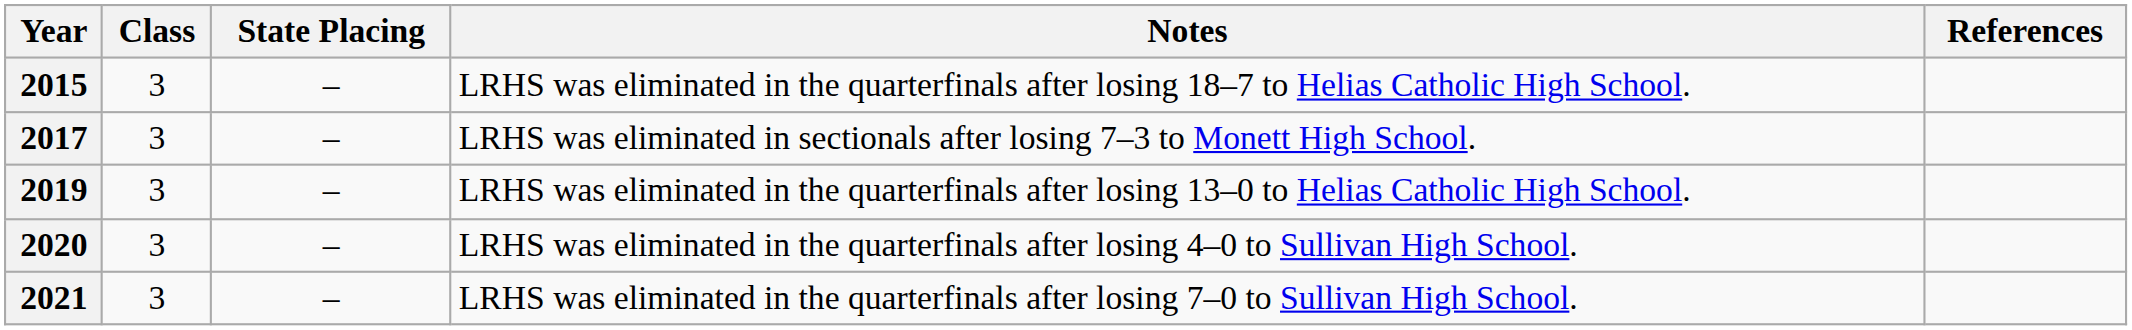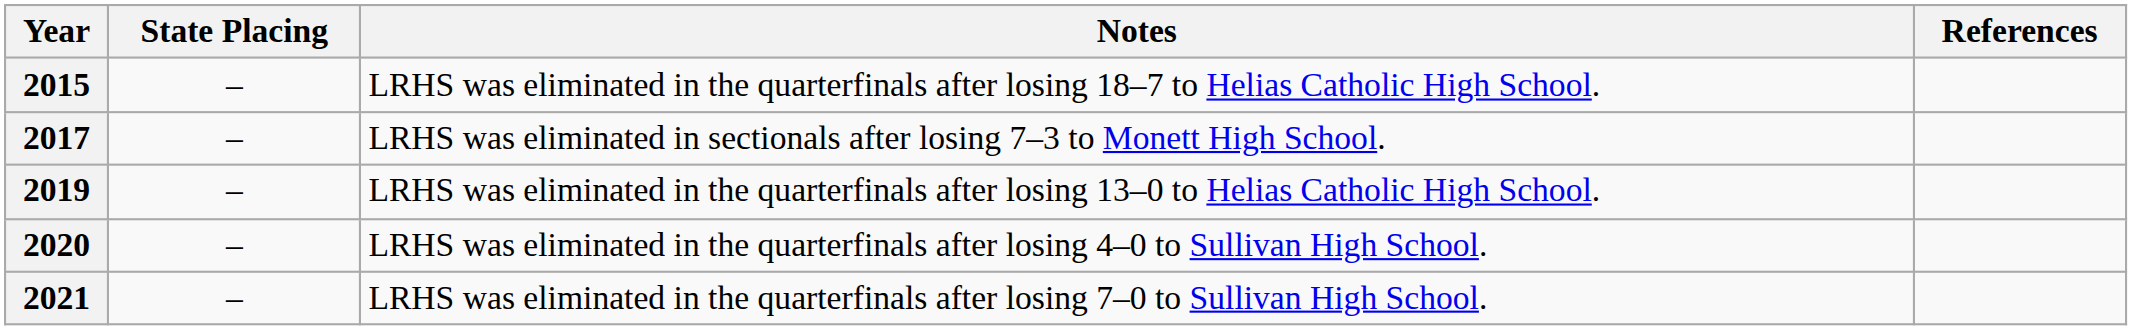- column: (157, 31)
